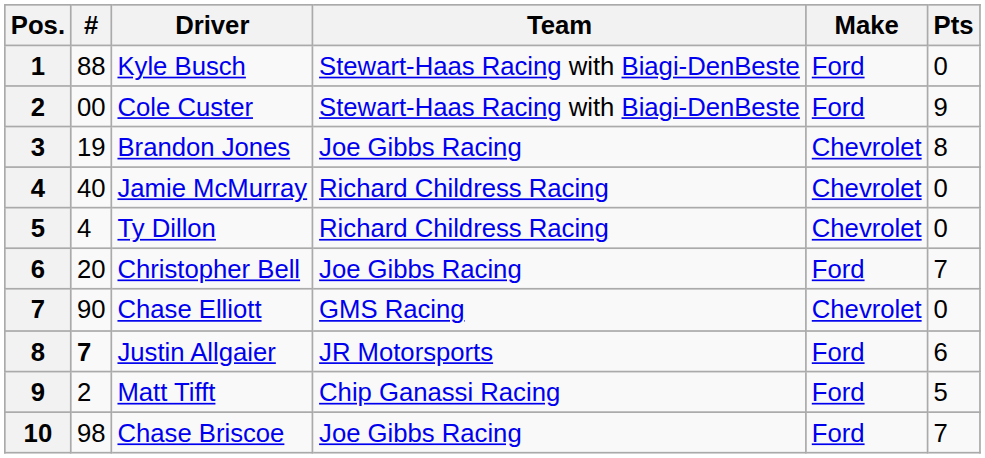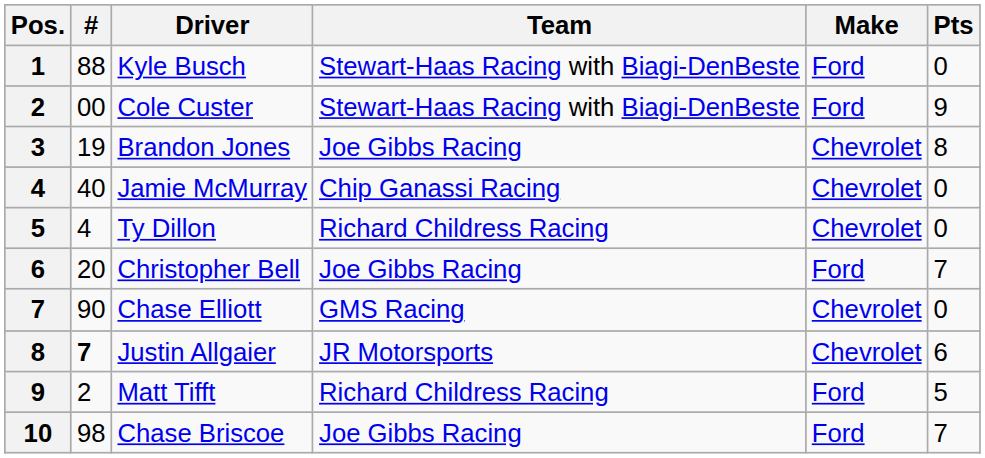(464, 188) Richard Childress Racing -> (440, 188) Chip Ganassi Racing
(838, 351) Ford -> (867, 351) Chevrolet
(440, 391) Chip Ganassi Racing -> (464, 391) Richard Childress Racing
